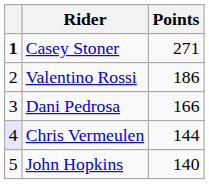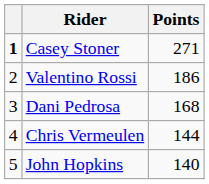(186, 106) 166 -> (186, 106) 168
(13, 135) lavender background -> (13, 135) no background
